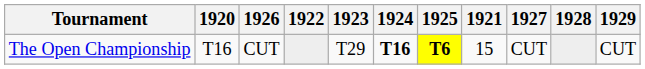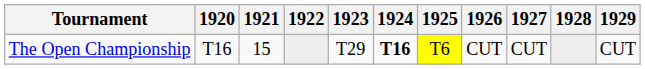columns swapped: (484, 19) <-> (262, 19)
(440, 49) bold -> (440, 49) normal
